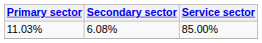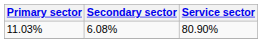(200, 30) 85.00% -> (200, 30) 80.90%
